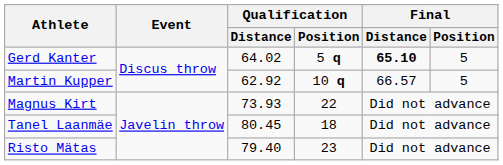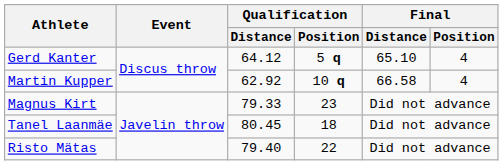(261, 58) 64.02 -> (261, 58) 64.12
(396, 58) bold -> (396, 58) normal
(464, 58) 5 -> (464, 58) 4
(396, 81) 66.57 -> (396, 81) 66.58
(464, 81) 5 -> (464, 81) 4
(261, 103) 73.93 -> (261, 103) 79.33
(329, 103) 22 -> (329, 103) 23
(329, 149) 23 -> (329, 149) 22
